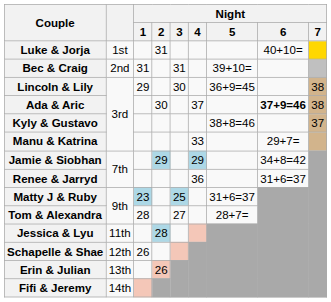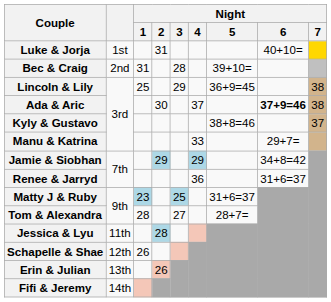(179, 69) 31 -> (179, 69) 28
(143, 87) 29 -> (143, 87) 25
(179, 87) 30 -> (179, 87) 29
